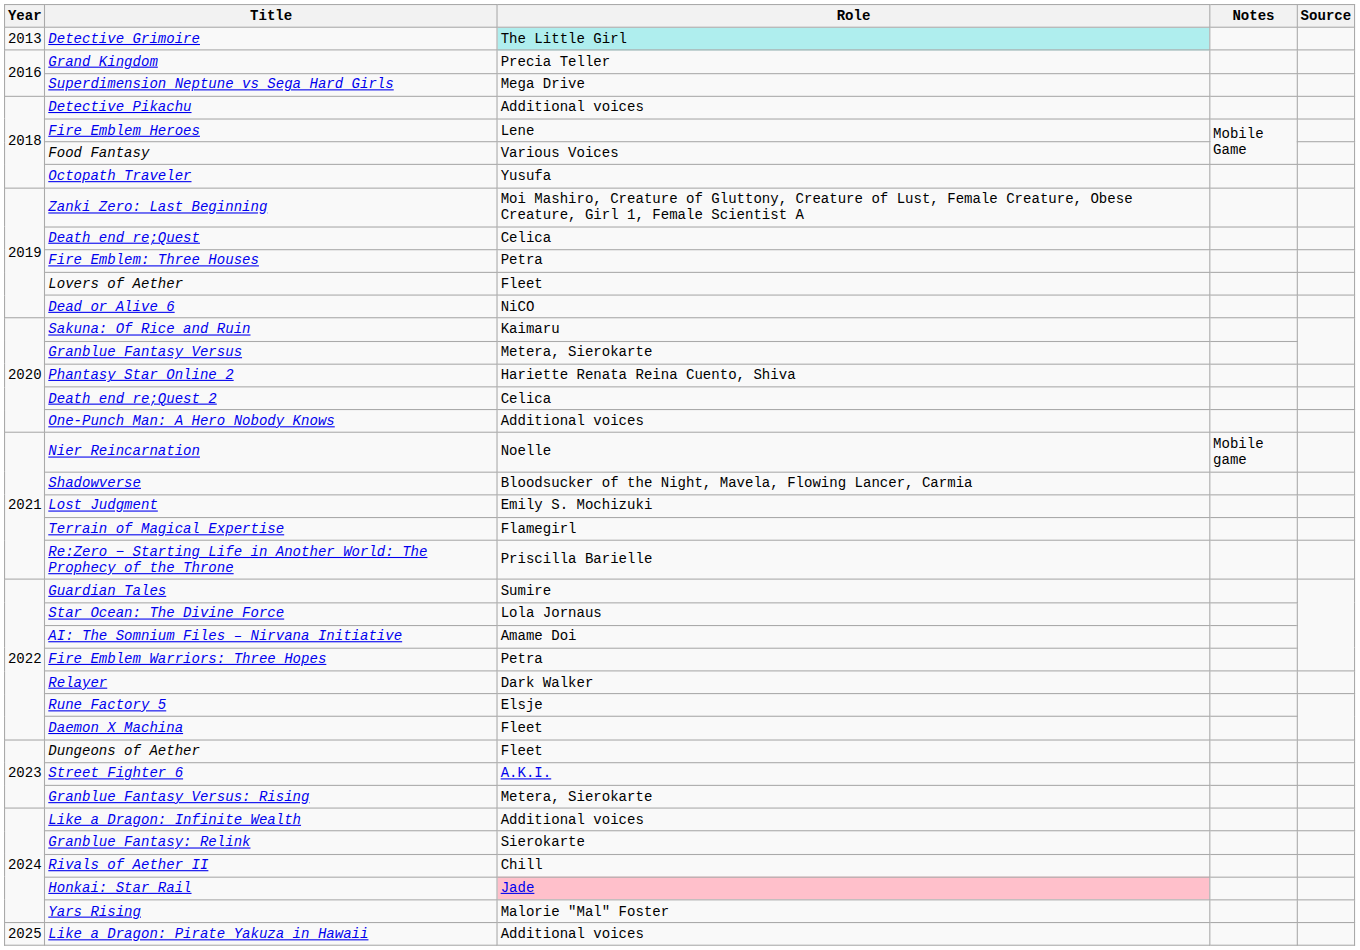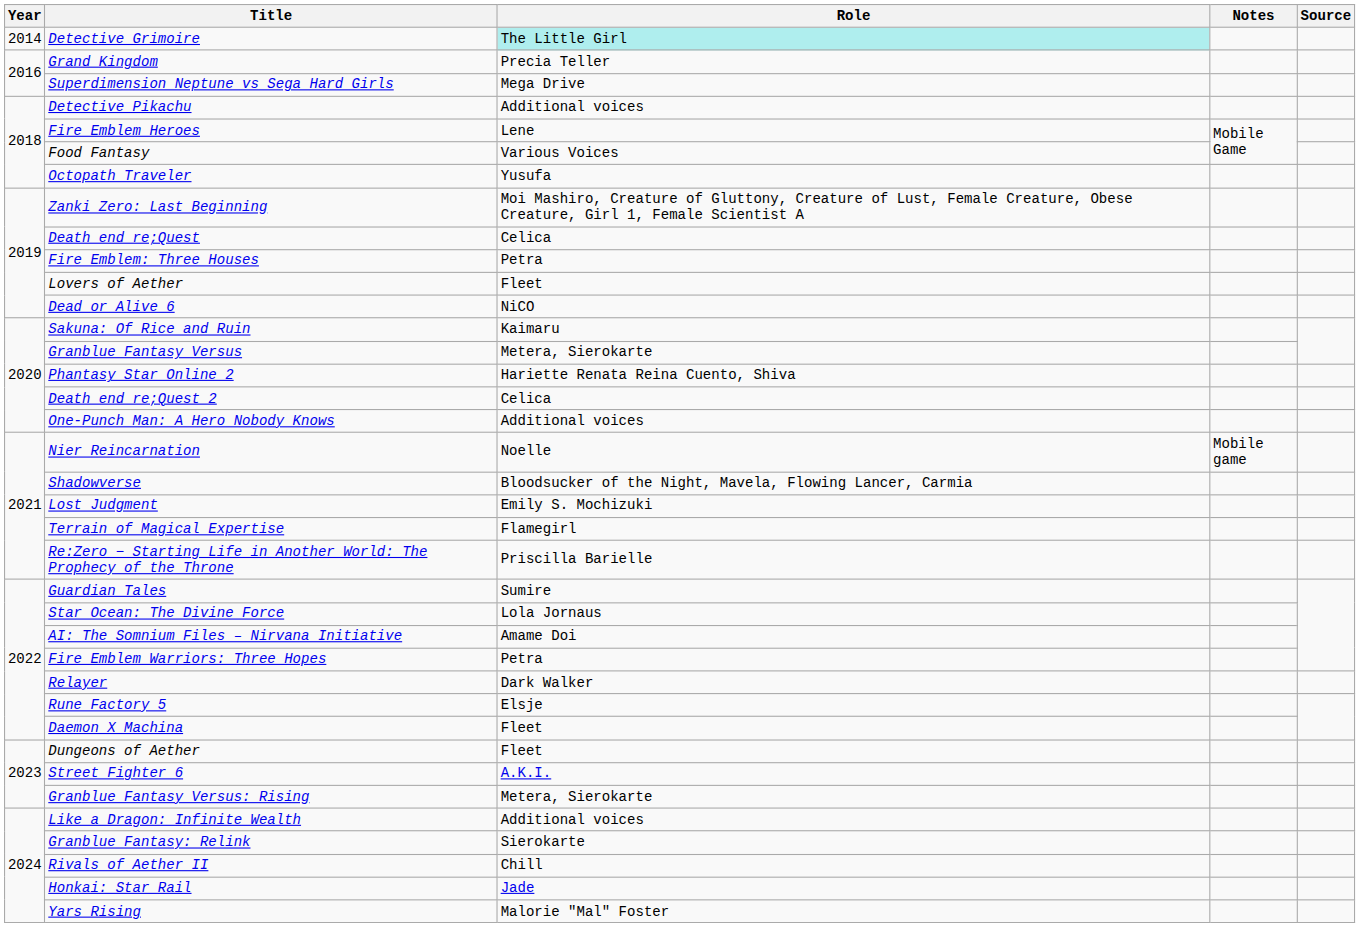(25, 39) 2013 -> (25, 39) 2014
(518, 888) pink background -> (518, 888) no background
- row: (208, 934)
